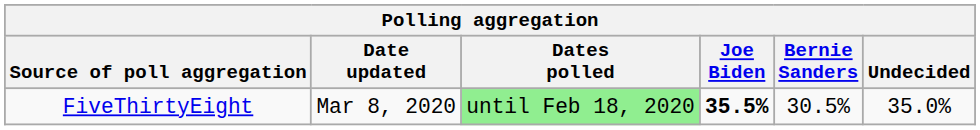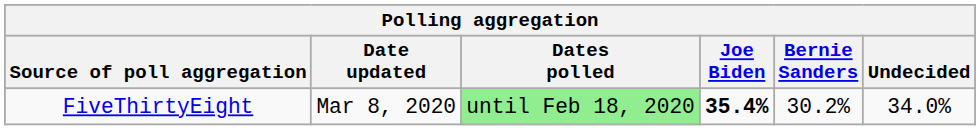(737, 106) 35.5% -> (737, 106) 35.4%
(818, 106) 30.5% -> (818, 106) 30.2%
(919, 106) 35.0% -> (919, 106) 34.0%
